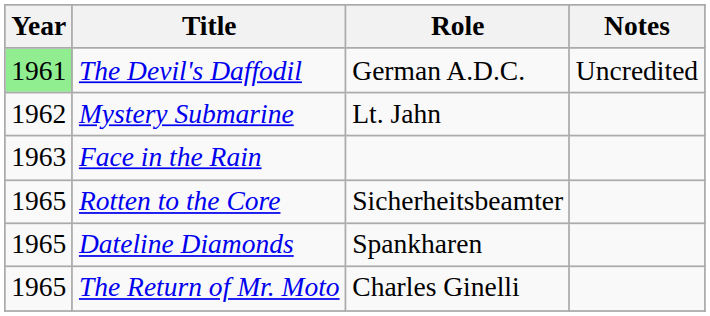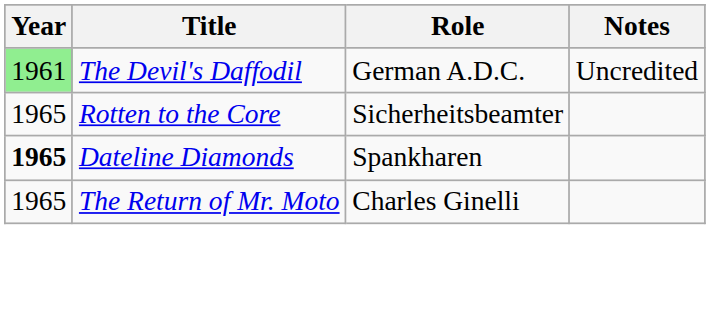- row: (186, 113)
- row: (170, 157)
(39, 244) normal -> (39, 157) bold
